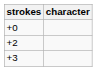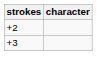- row: (12, 27)
